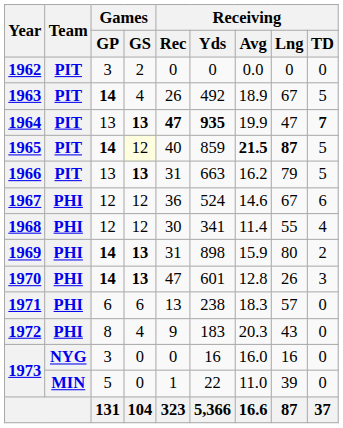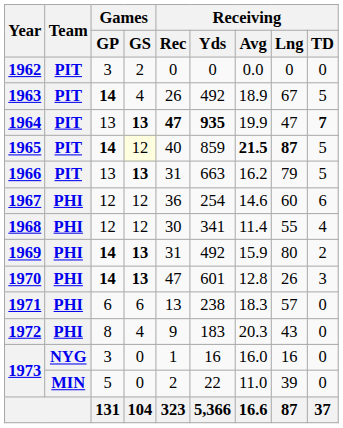(213, 200) 524 -> (213, 200) 254
(289, 200) 67 -> (289, 200) 60
(213, 252) 898 -> (213, 252) 492
(173, 357) 0 -> (173, 357) 1
(173, 383) 1 -> (173, 383) 2
